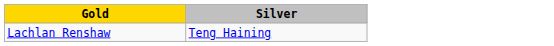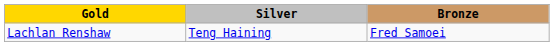+ column: (458, 14)
